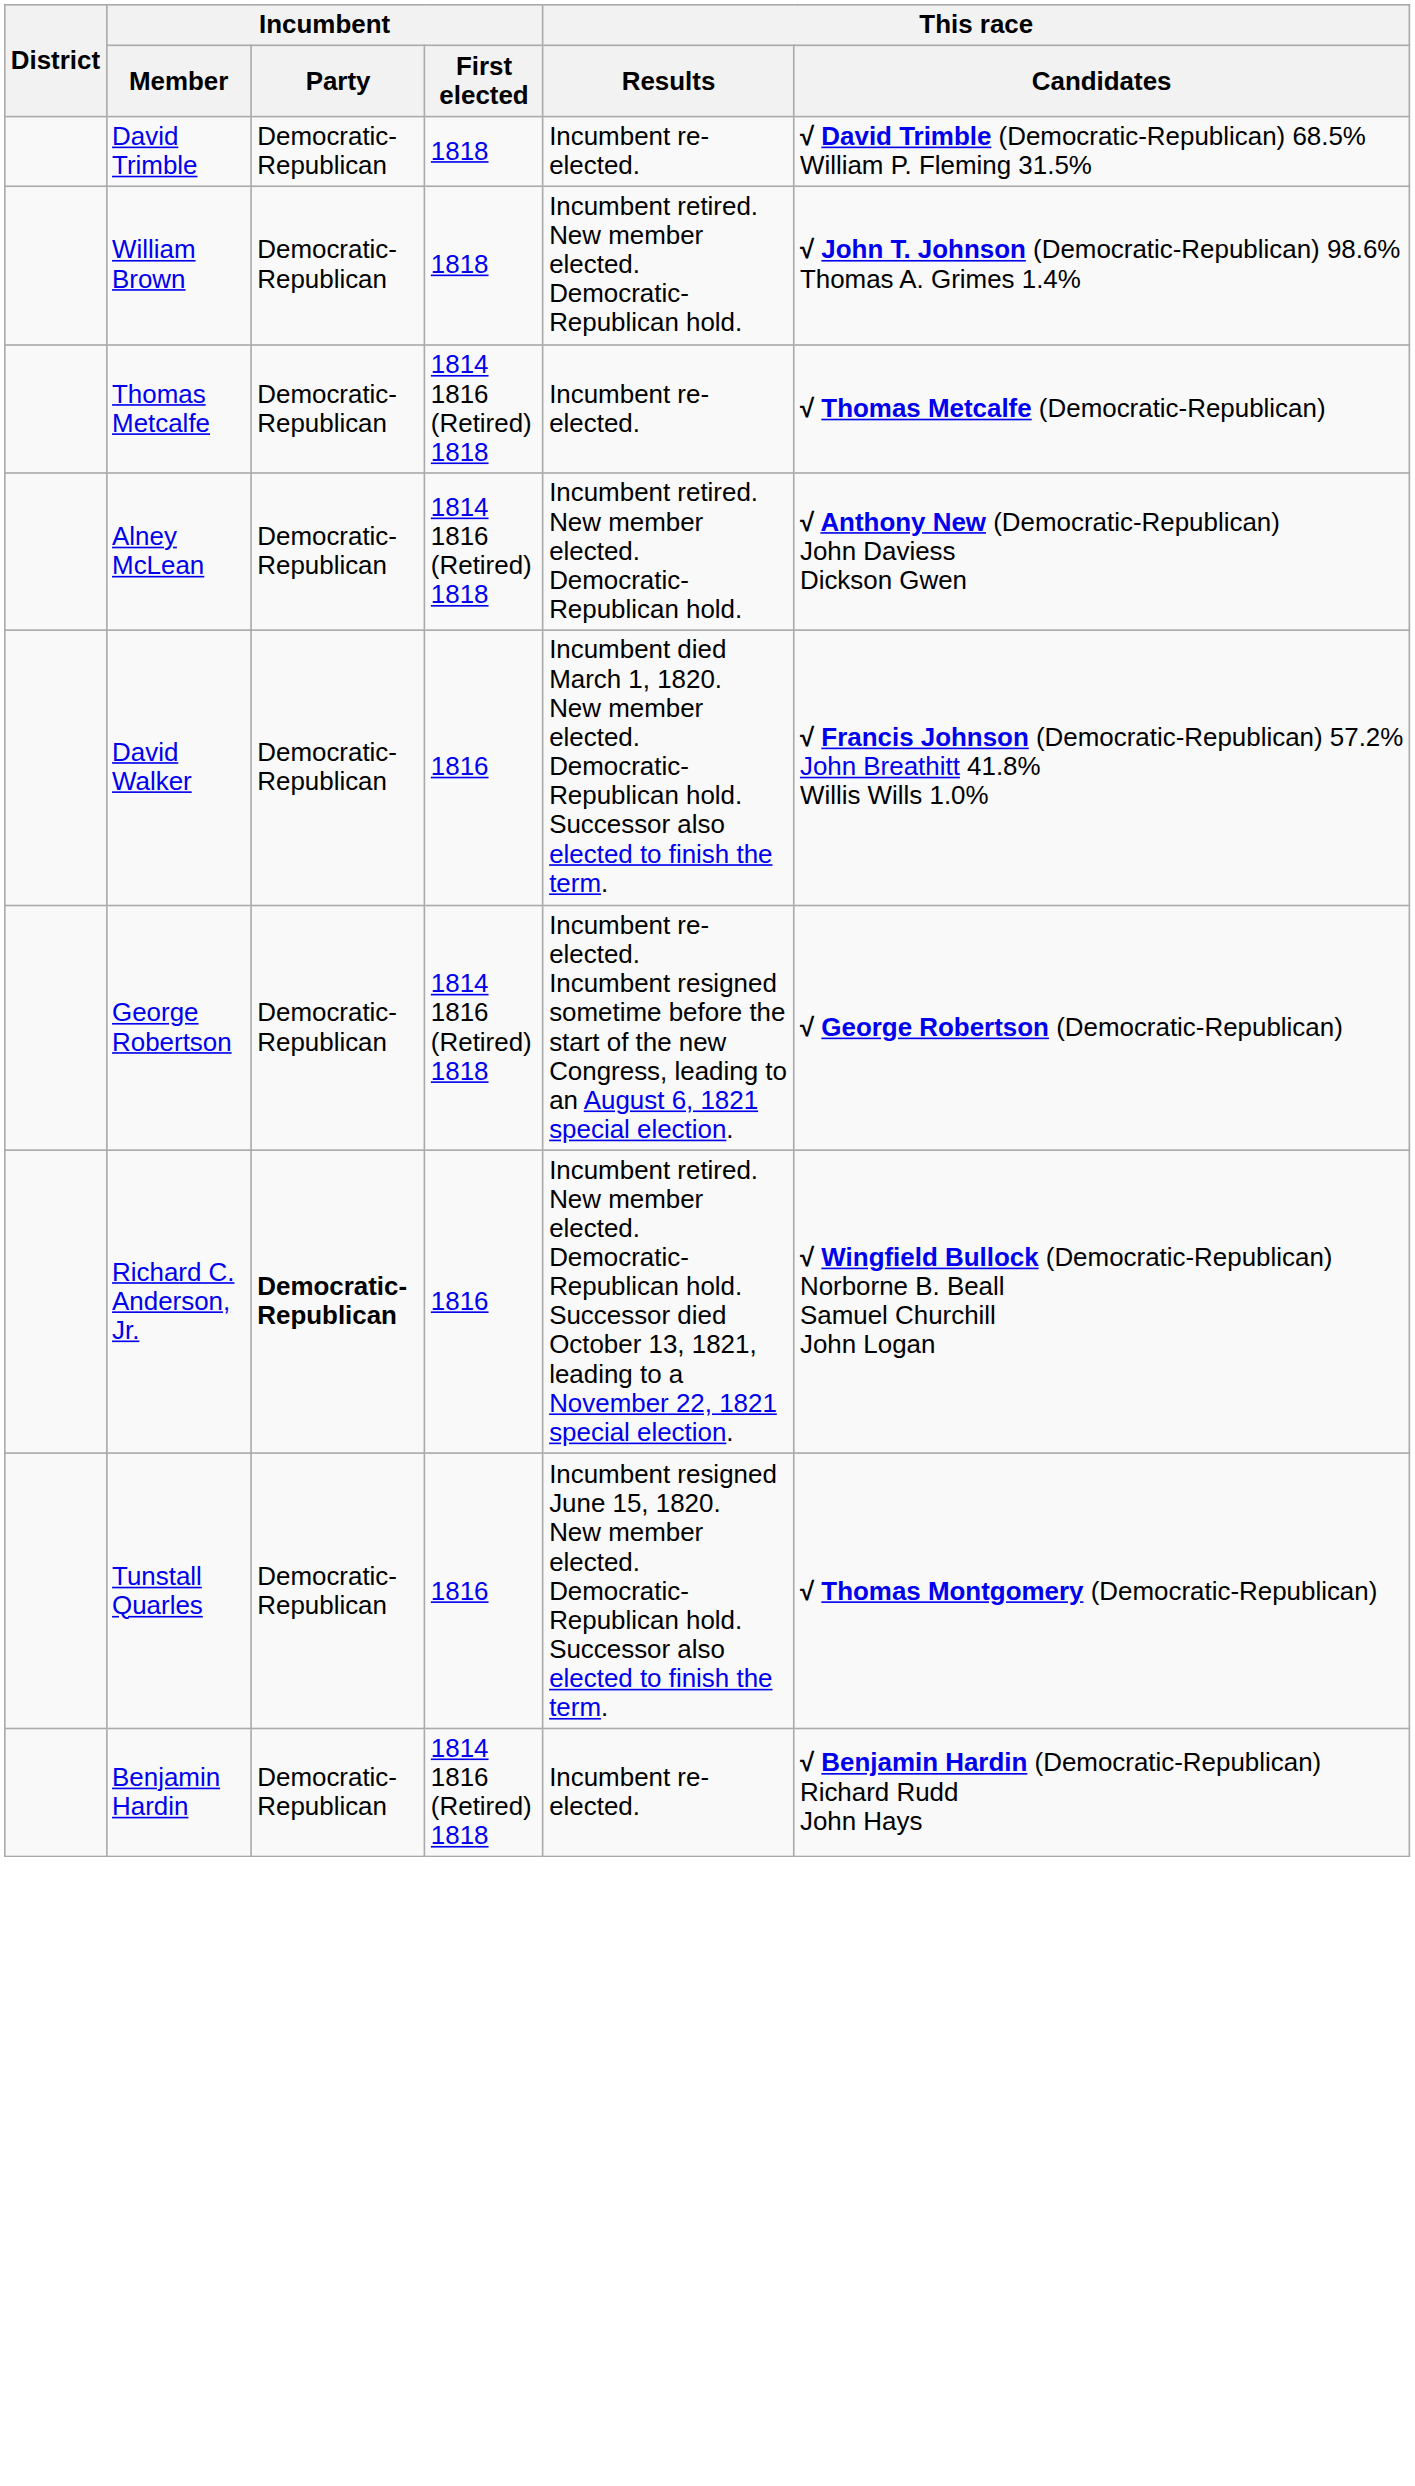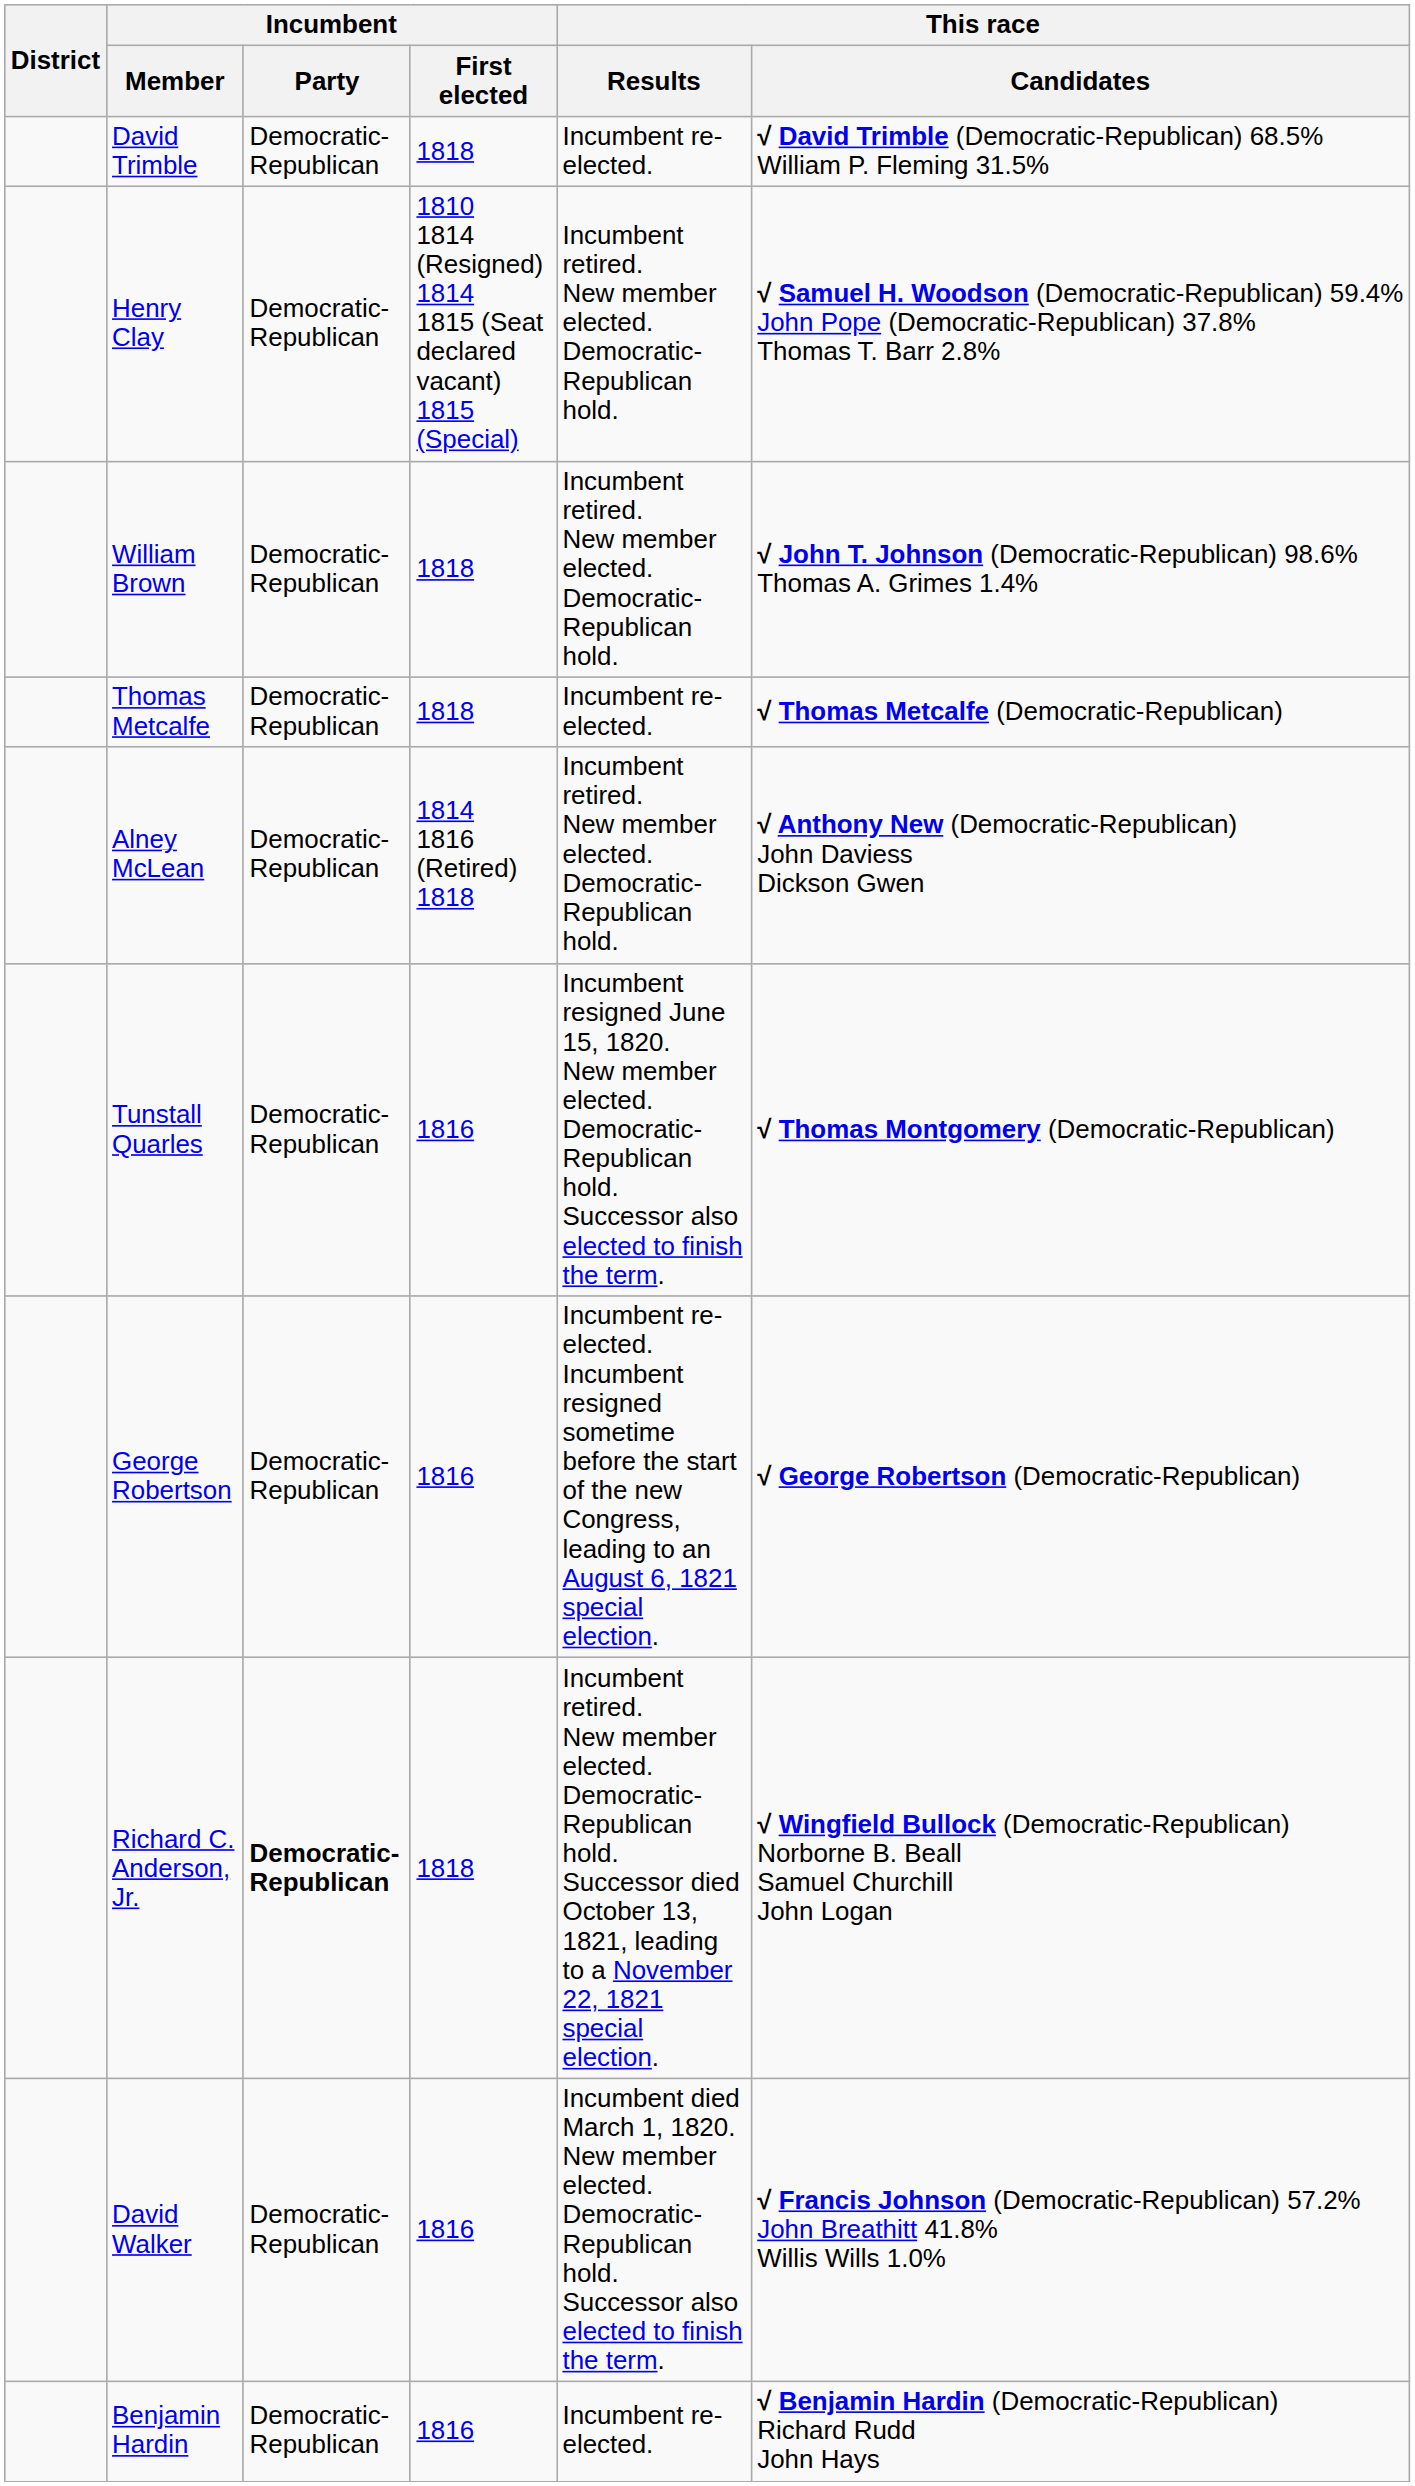+ row: (147, 323)
(481, 408) 1814 1816 (Retired) 1818 -> (445, 711) 1818
rows swapped: (152, 767) <-> (157, 1590)
(481, 1027) 1814 1816 (Retired) 1818 -> (445, 1476) 1816
(460, 1301) 1816 -> (445, 1867) 1818
(481, 1792) 1814 1816 (Retired) 1818 -> (445, 2430) 1816
